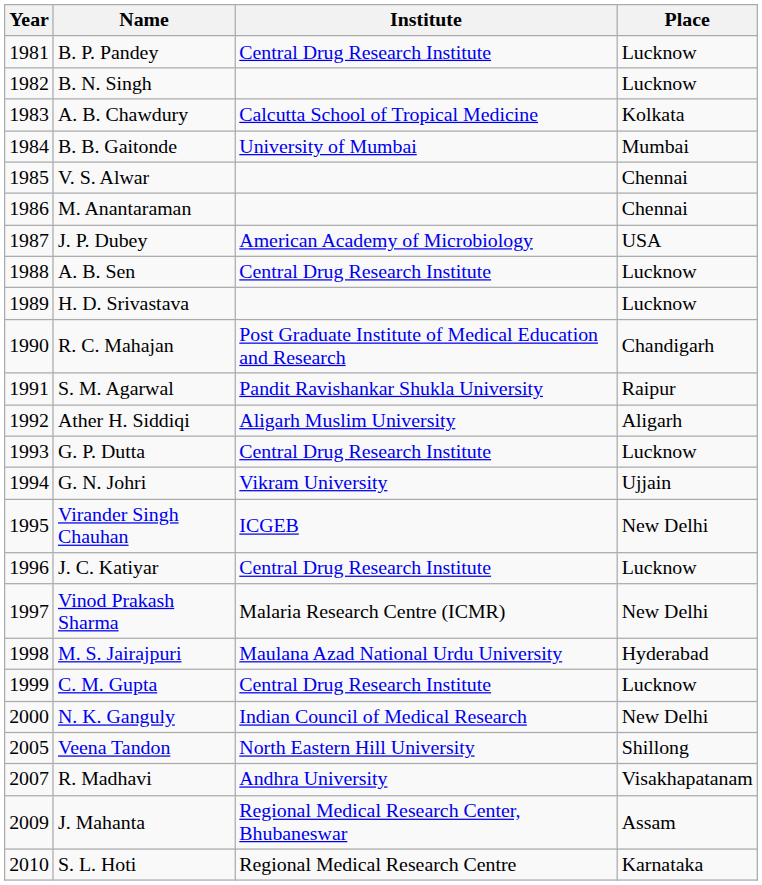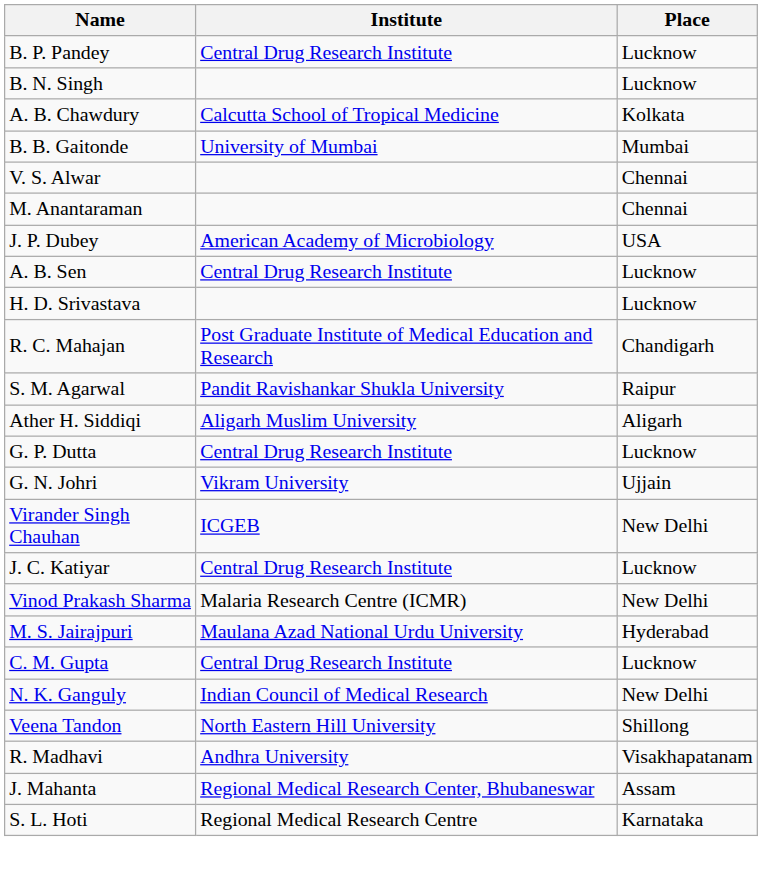- column: (29, 20)
